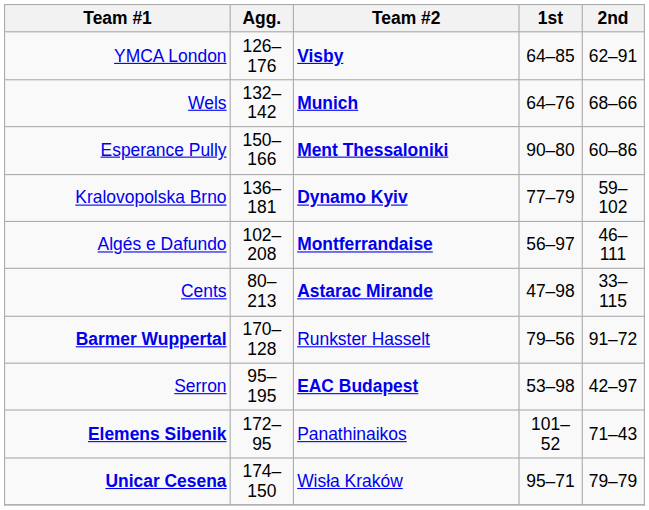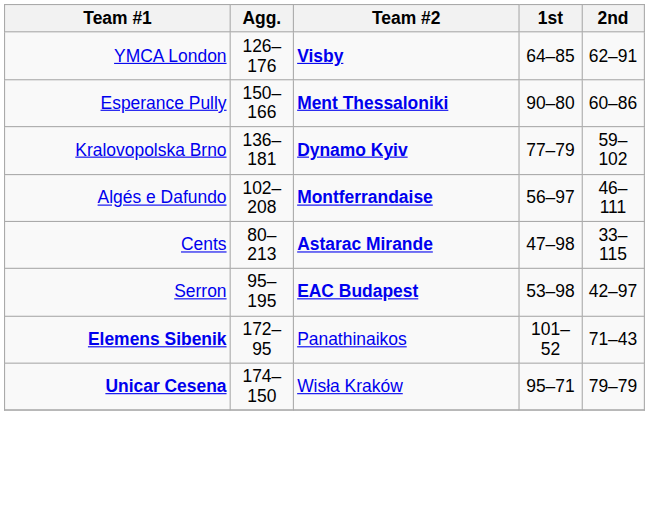- row: (207, 103)
- row: (151, 339)
